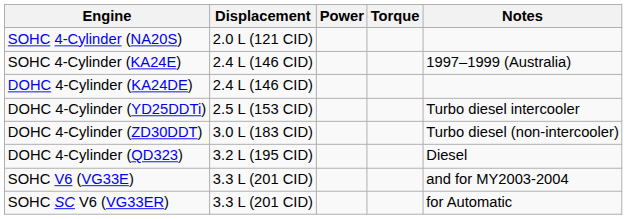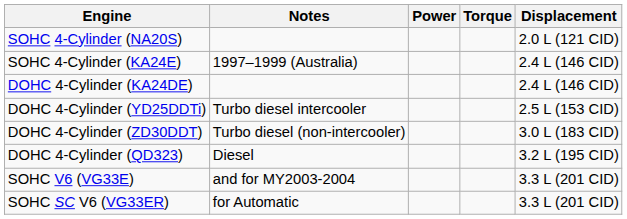columns swapped: (263, 16) <-> (523, 16)
